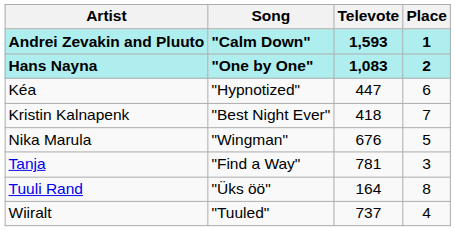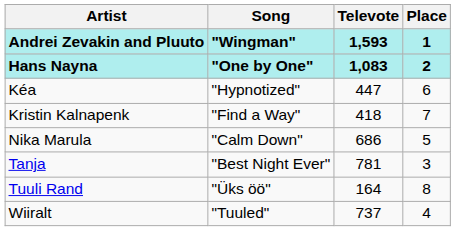(261, 41) "Calm Down" -> (254, 41) "Wingman"
(271, 115) "Best Night Ever" -> (256, 115) "Find a Way"
(250, 139) "Wingman" -> (257, 139) "Calm Down"
(368, 139) 676 -> (368, 139) 686
(256, 164) "Find a Way" -> (271, 164) "Best Night Ever"
